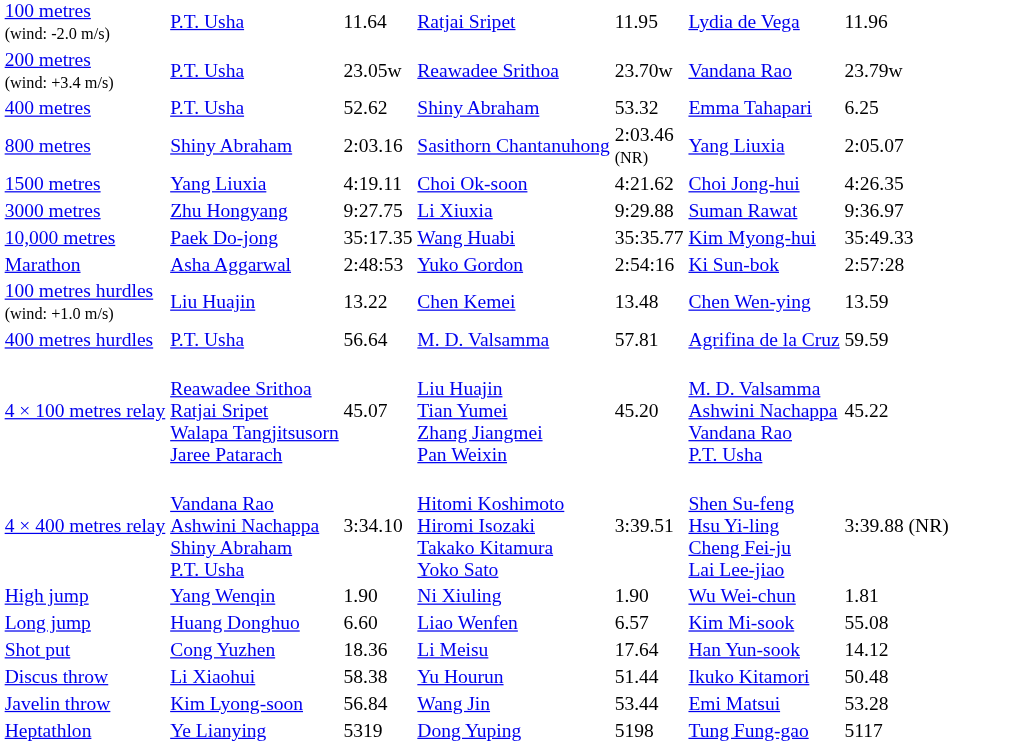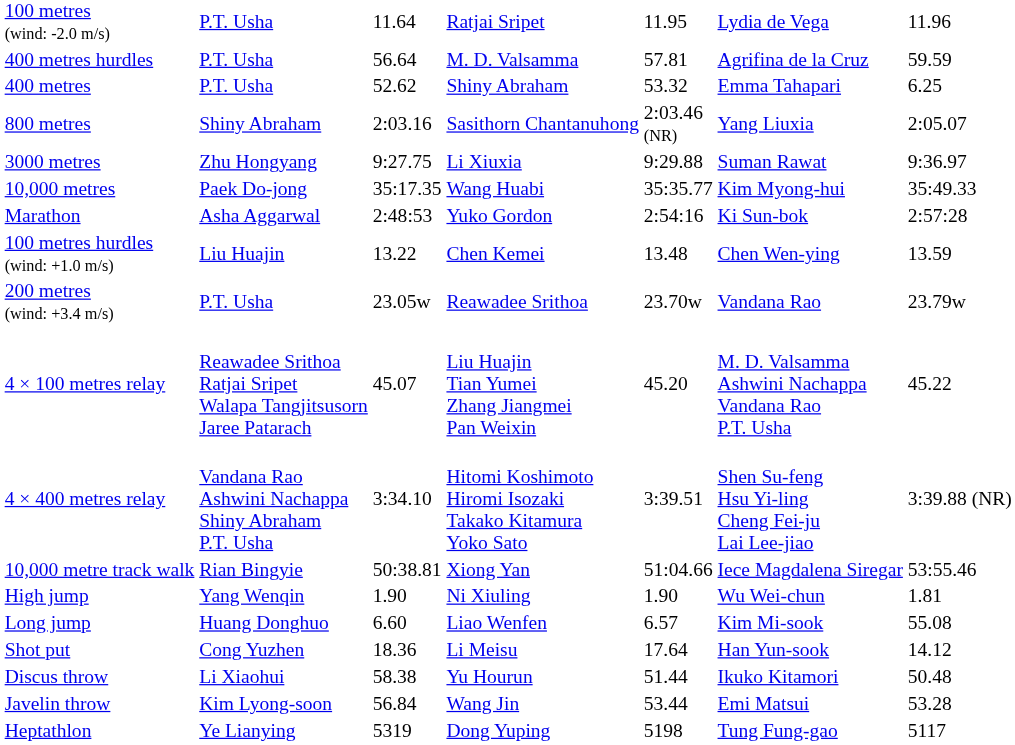rows swapped: (59, 70) <-> (79, 339)
- row: (53, 183)
+ row: (100, 569)
